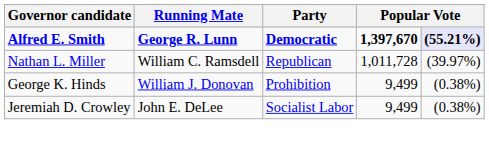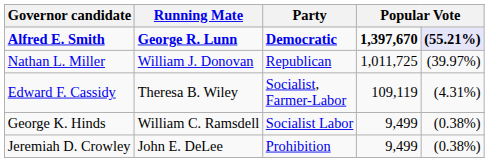(198, 61) William C. Ramsdell -> (196, 61) William J. Donovan
(389, 61) 1,011,728 -> (389, 61) 1,011,725
+ row: (62, 92)
(196, 84) William J. Donovan -> (198, 123) William C. Ramsdell
(298, 84) Prohibition -> (310, 123) Socialist Labor
(310, 107) Socialist Labor -> (298, 146) Prohibition
